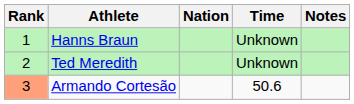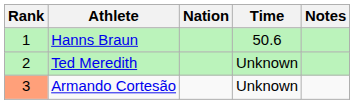(267, 39) Unknown -> (267, 39) 50.6
(267, 87) 50.6 -> (267, 87) Unknown
